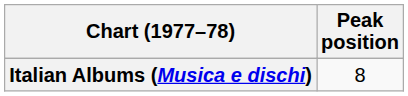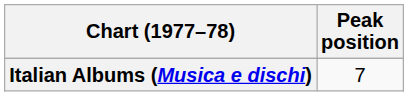(360, 74) 8 -> (360, 74) 7
